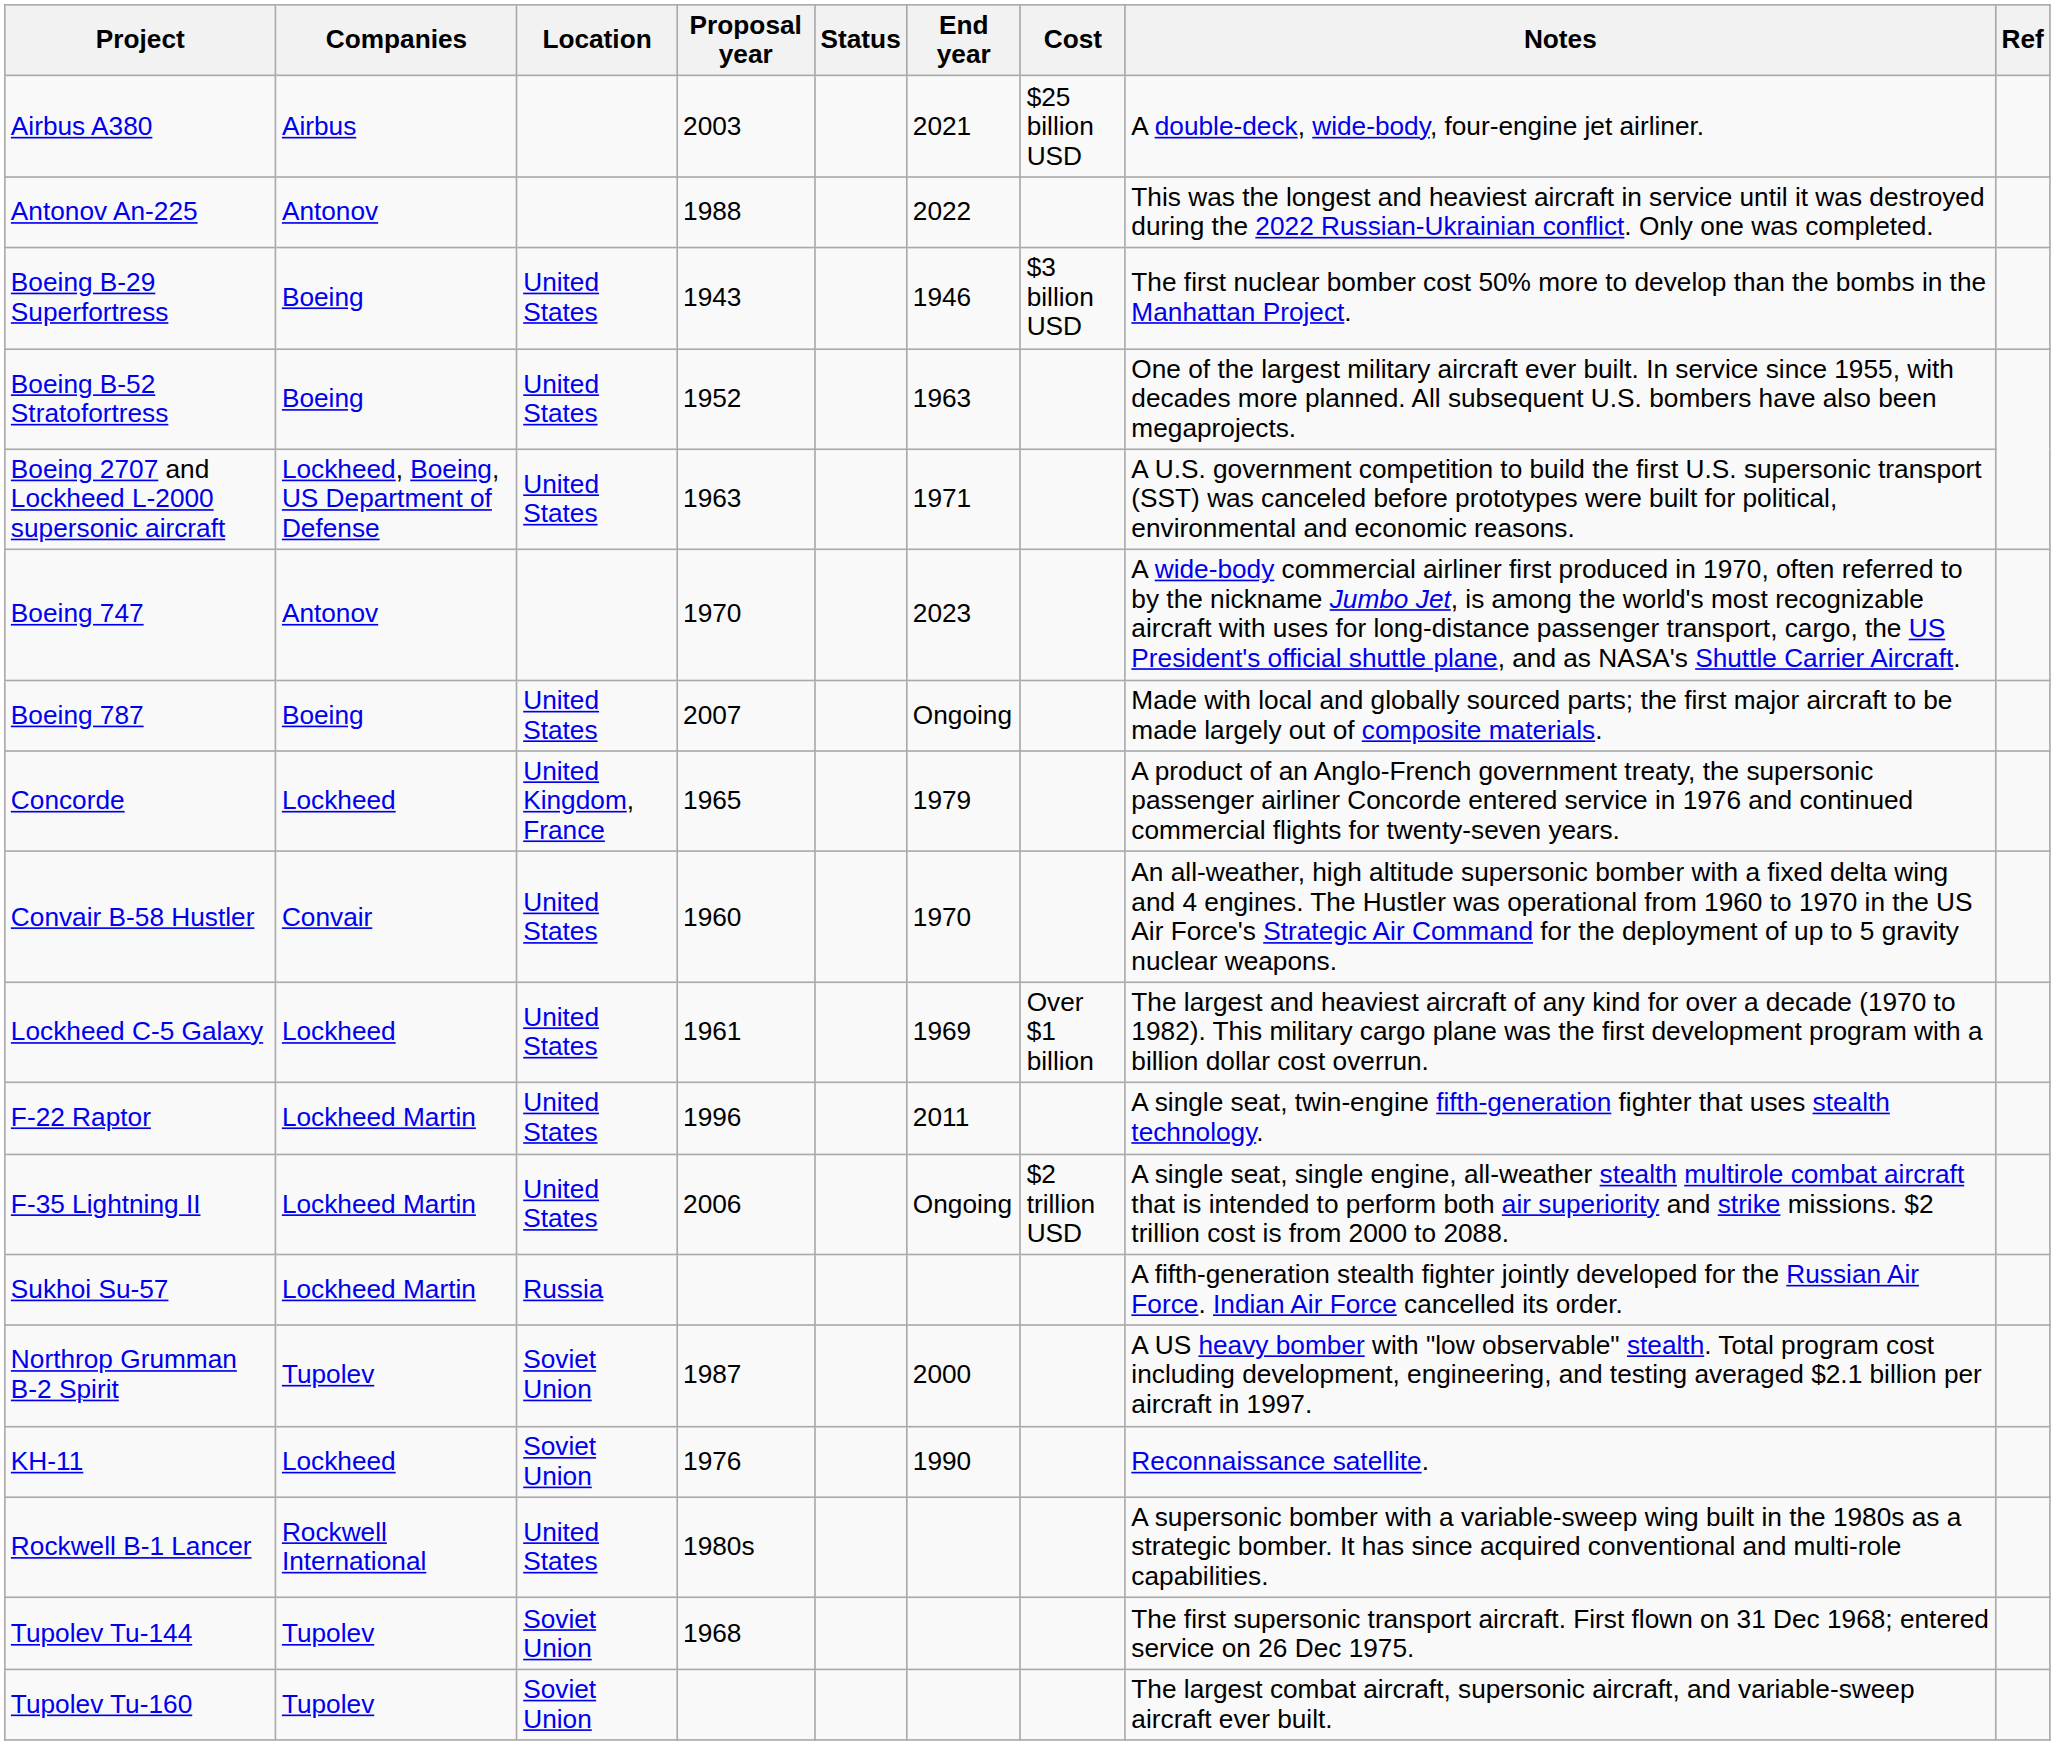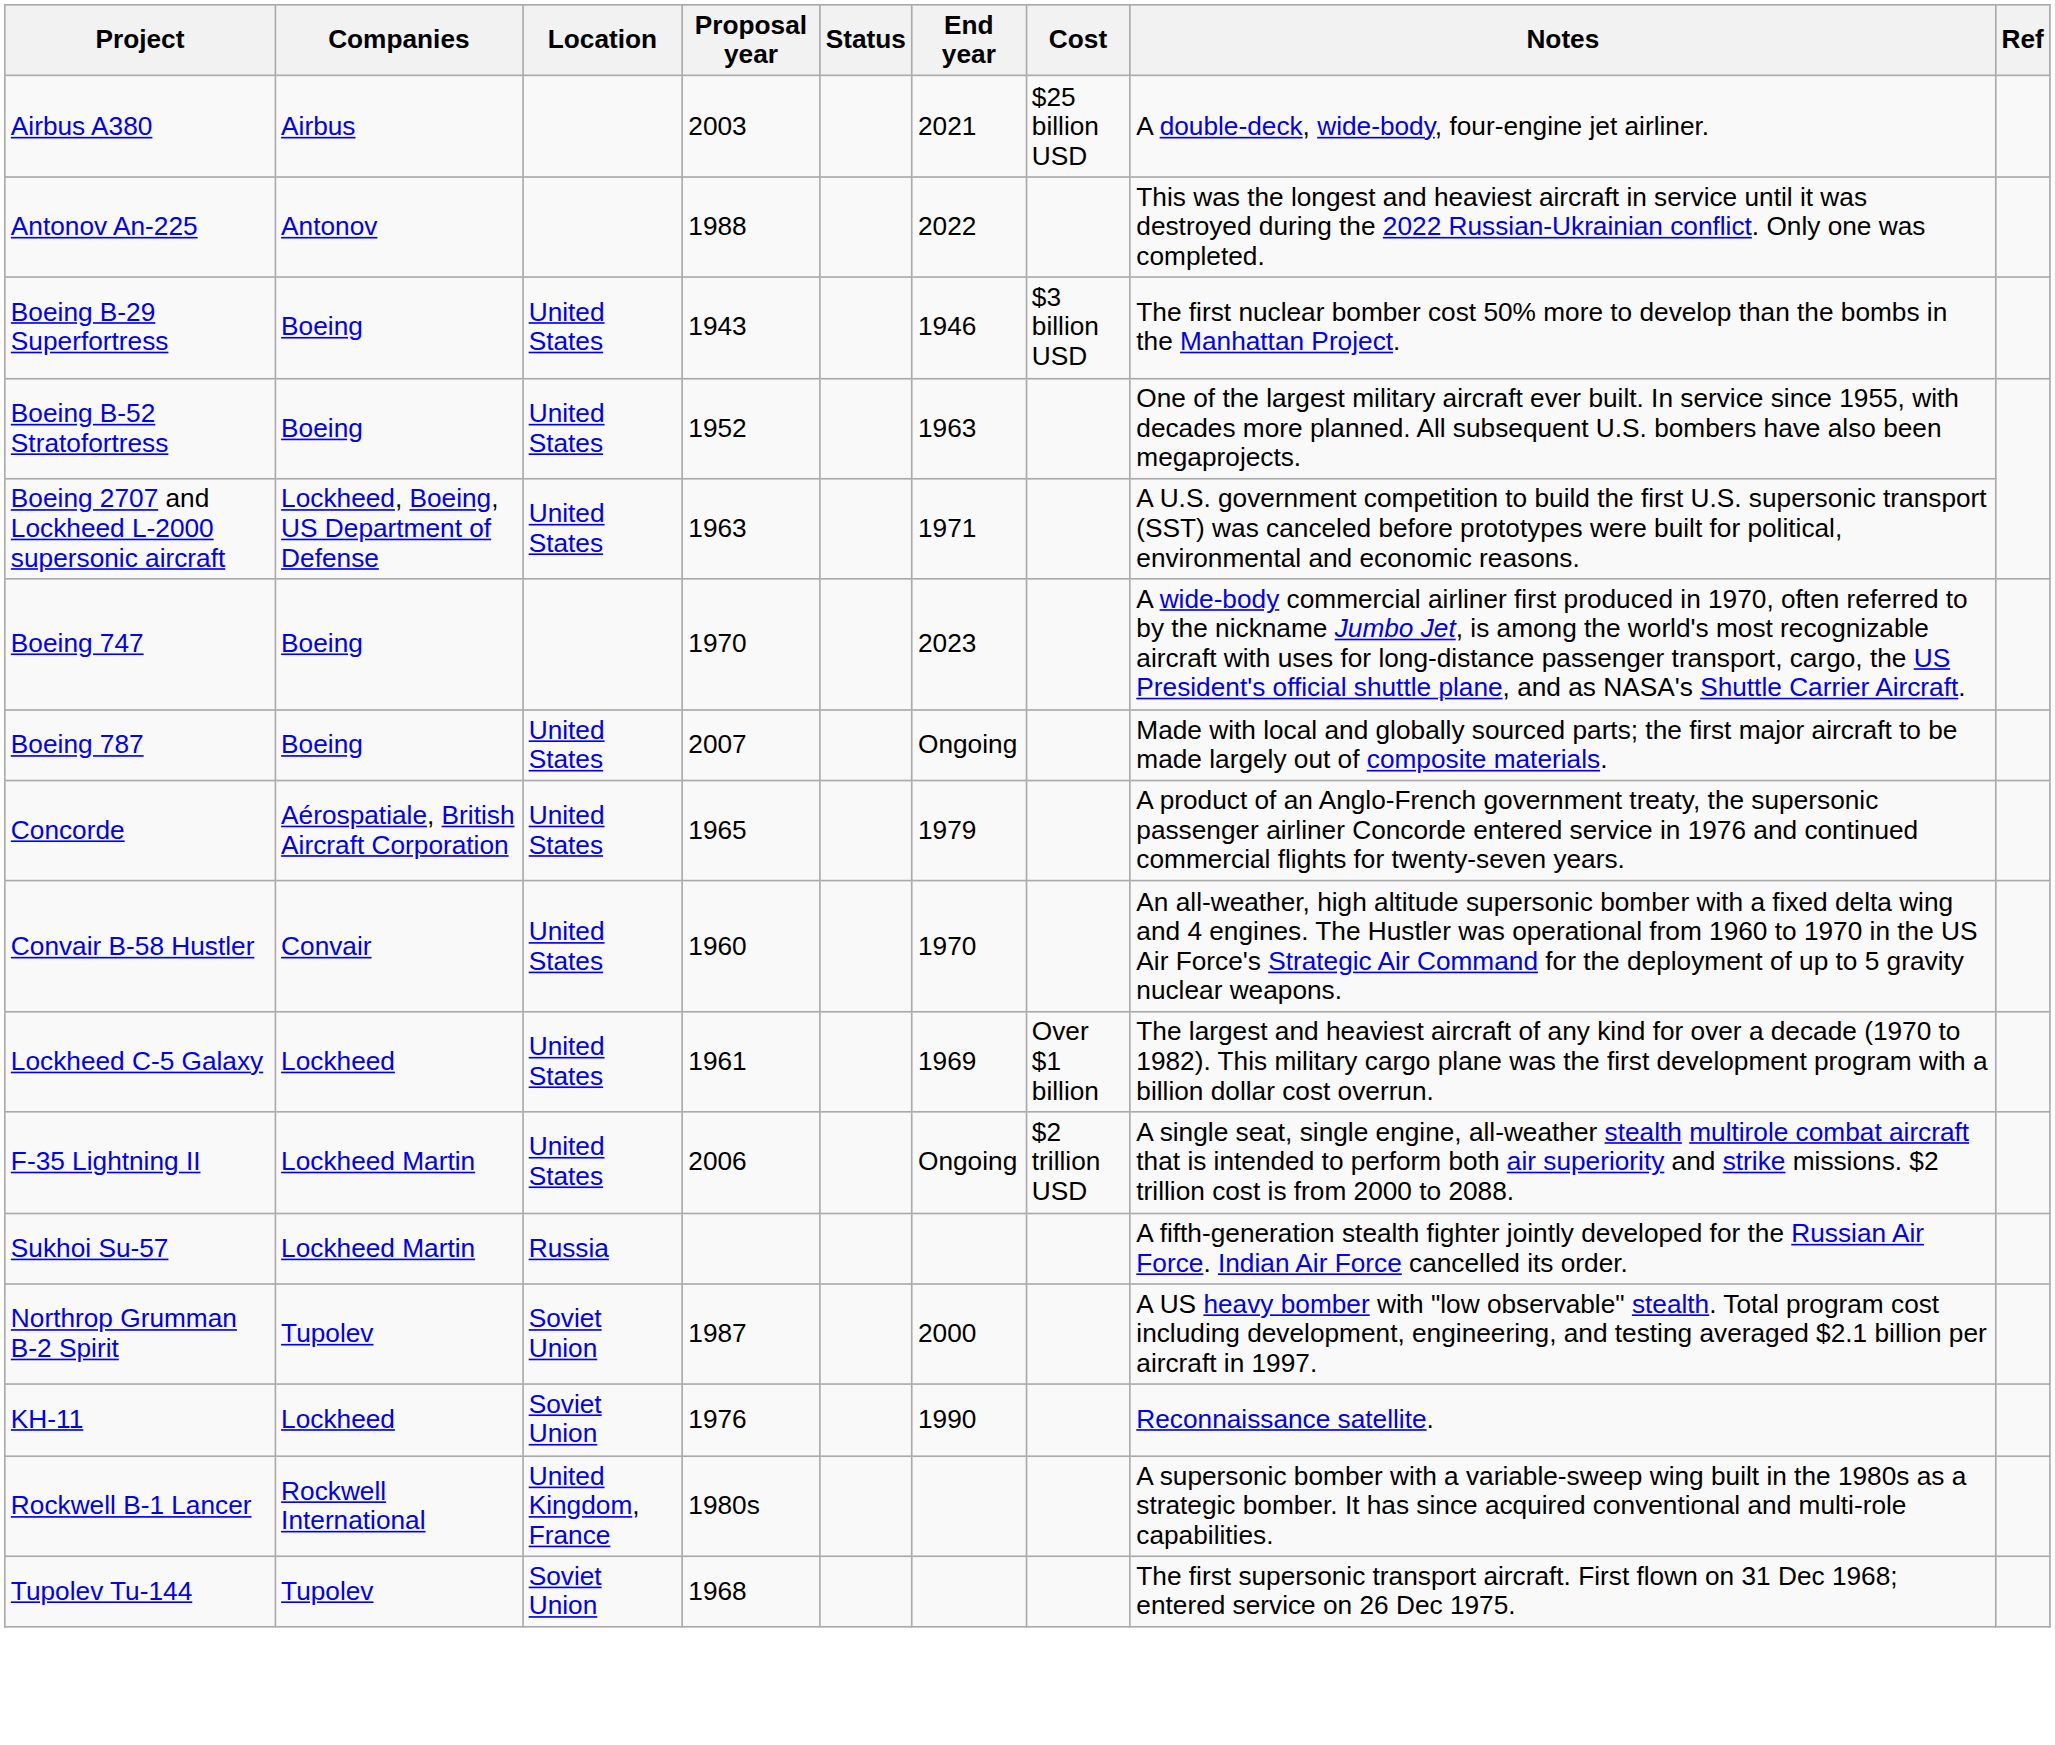(330, 614) Antonov -> (322, 643) Boeing
(339, 801) Lockheed -> (398, 830) Aérospatiale, British Aircraft Corporation
(579, 801) United Kingdom, France -> (567, 830) United States
- row: (81, 1117)
(561, 1547) United States -> (584, 1505) United Kingdom, France
- row: (102, 1704)
